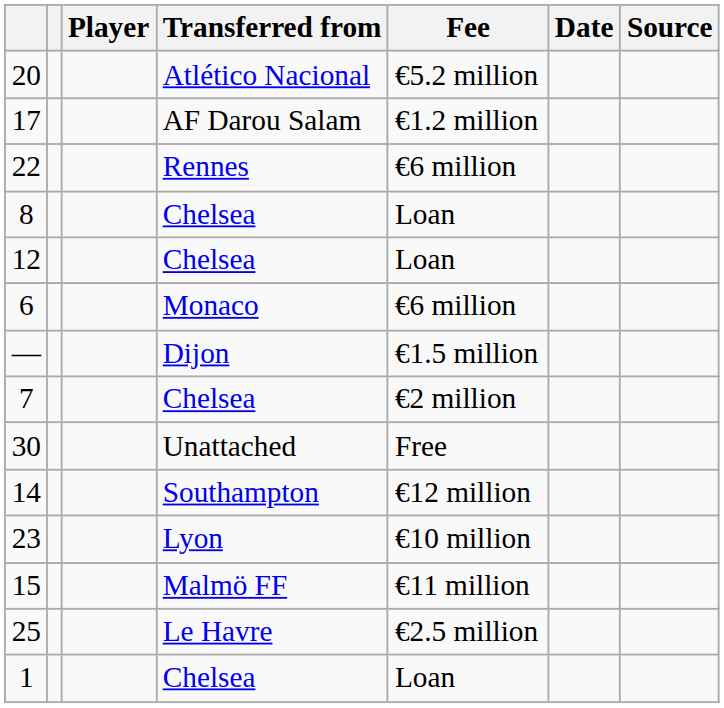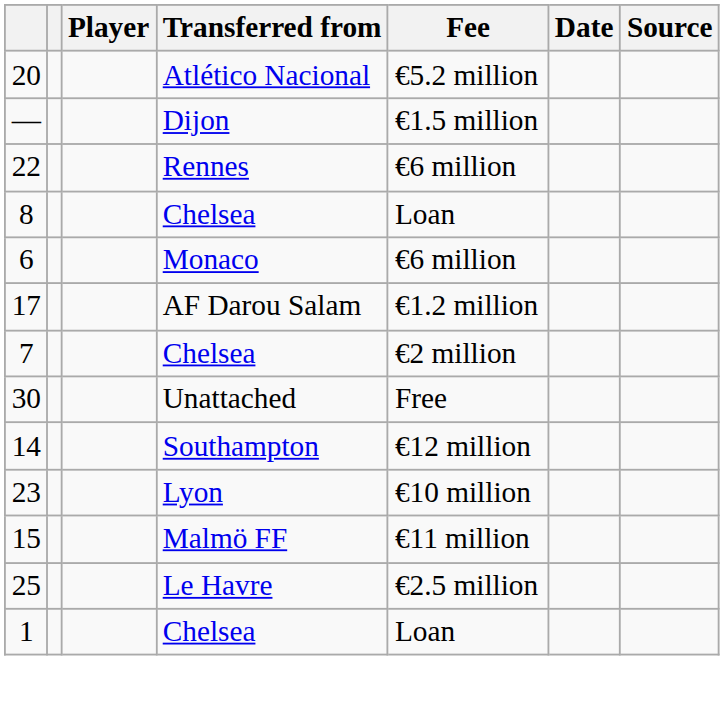rows swapped: (26, 120) <-> (26, 352)
- row: (26, 259)
